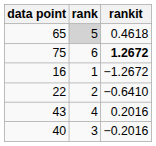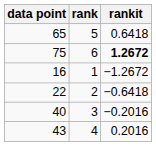(94, 33) lightgrey background -> (94, 33) no background
(129, 33) 0.4618 -> (129, 33) 0.6418
(126, 92) −0.6410 -> (126, 92) −0.6418
rows swapped: (59, 111) <-> (59, 131)
